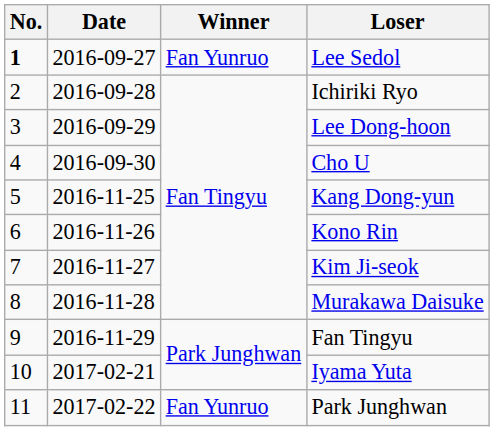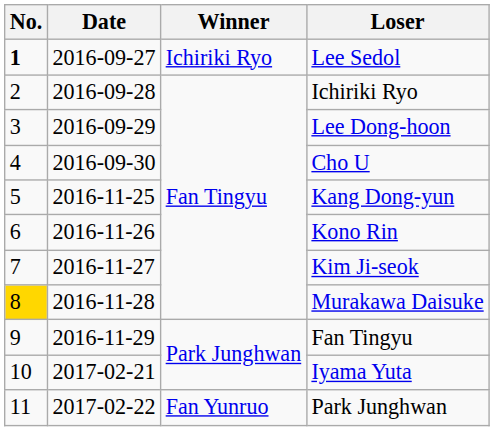(217, 57) Fan Yunruo -> (219, 57) Ichiriki Ryo
(15, 302) no background -> (15, 302) gold background
